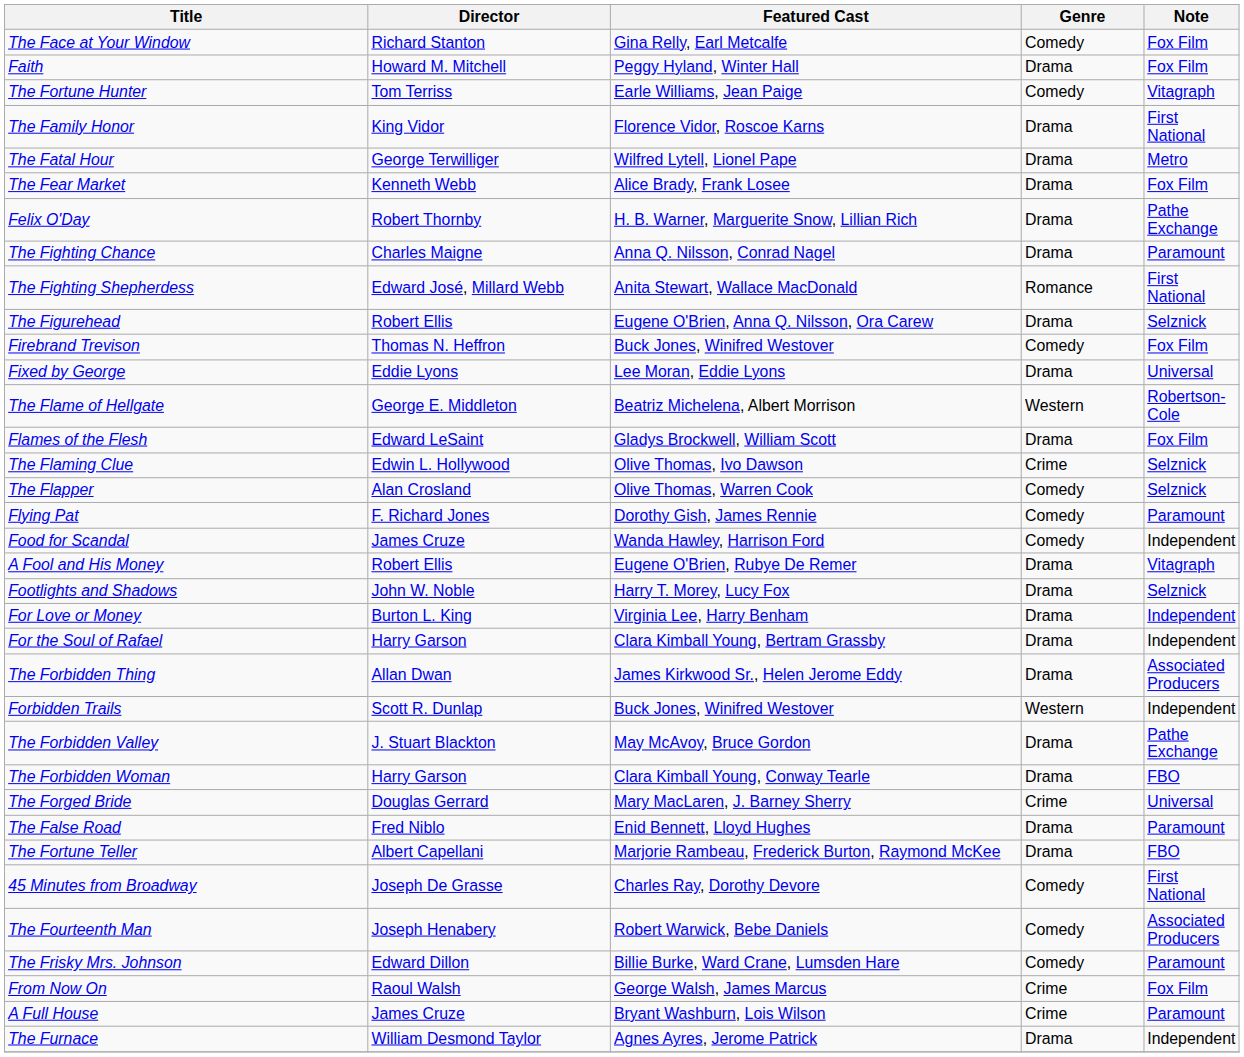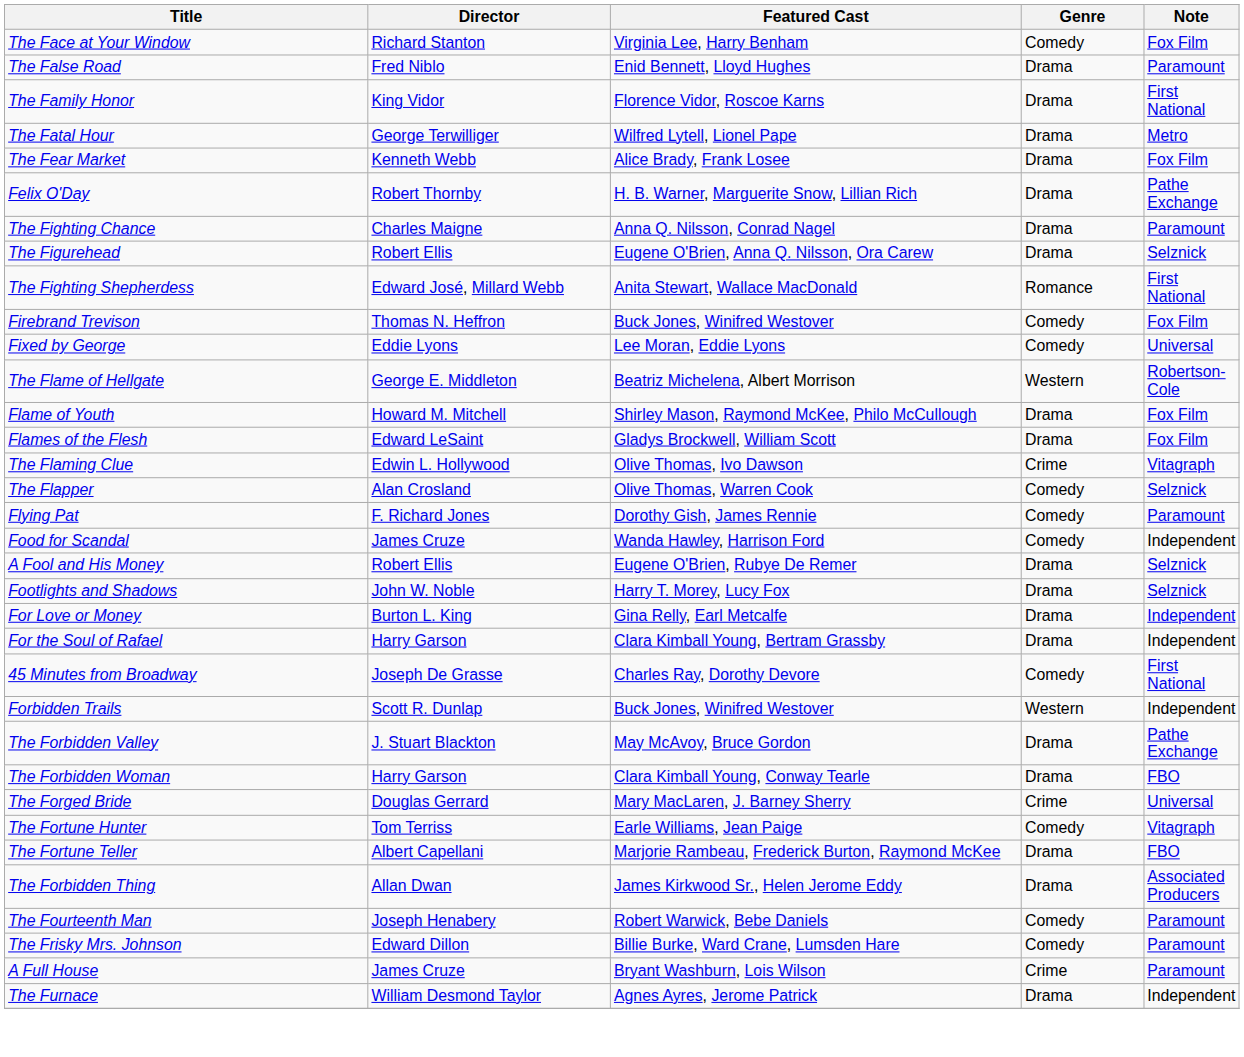(701, 42) Gina Relly, Earl Metcalfe -> (711, 42) Virginia Lee, Harry Benham
- row: (26, 67)
rows swapped: (64, 827) <-> (77, 92)
rows swapped: (101, 287) <-> (64, 321)
(1049, 371) Drama -> (1055, 346) Comedy
+ row: (61, 414)
(1177, 465) Selznick -> (1181, 465) Vitagraph
(1181, 565) Vitagraph -> (1177, 565) Selznick
(711, 615) Virginia Lee, Harry Benham -> (701, 615) Gina Relly, Earl Metcalfe
rows swapped: (82, 675) <-> (102, 886)
(1186, 929) Associated Producers -> (1186, 920) Paramount
- row: (57, 988)
